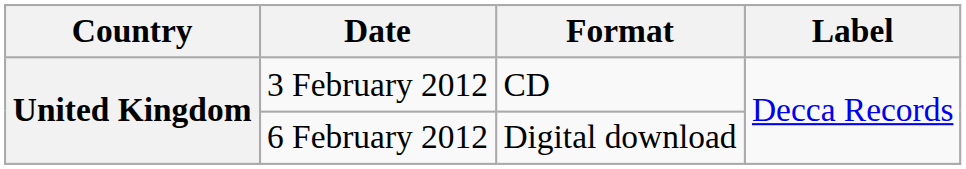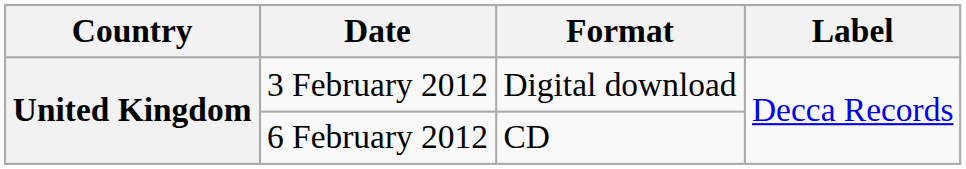(527, 84) CD -> (620, 84) Digital download
(620, 137) Digital download -> (527, 137) CD
